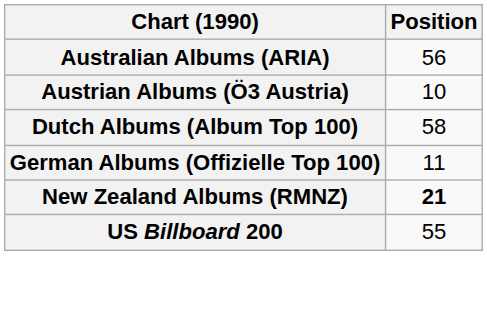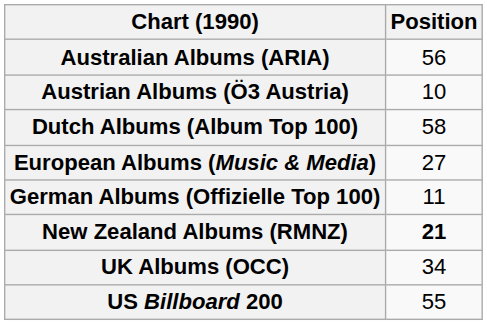+ row: (195, 162)
+ row: (195, 267)
